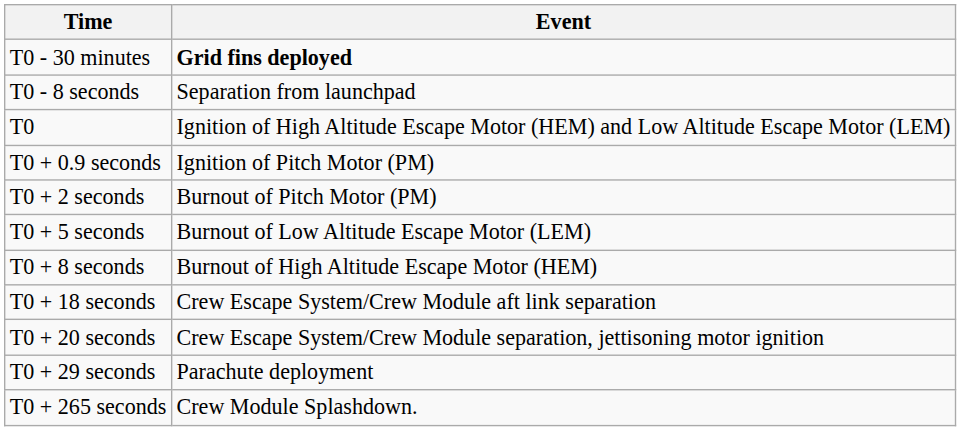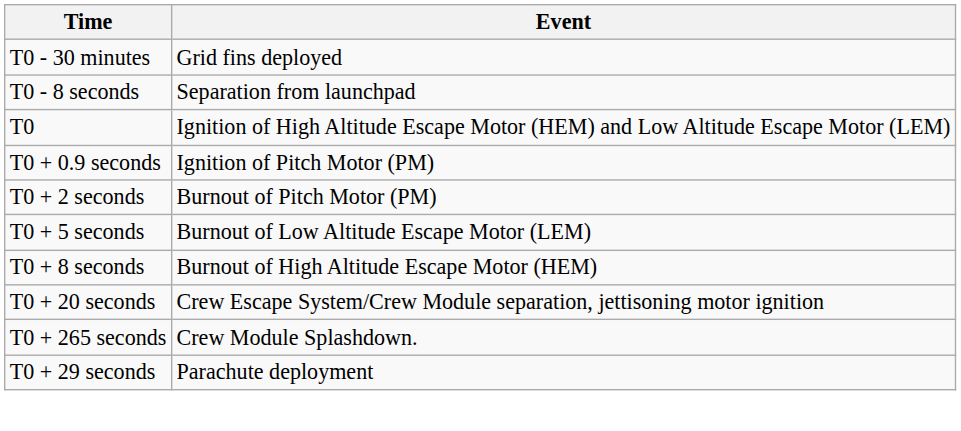(264, 57) bold -> (259, 57) normal
- row: (83, 302)
rows swapped: (83, 372) <-> (88, 407)
